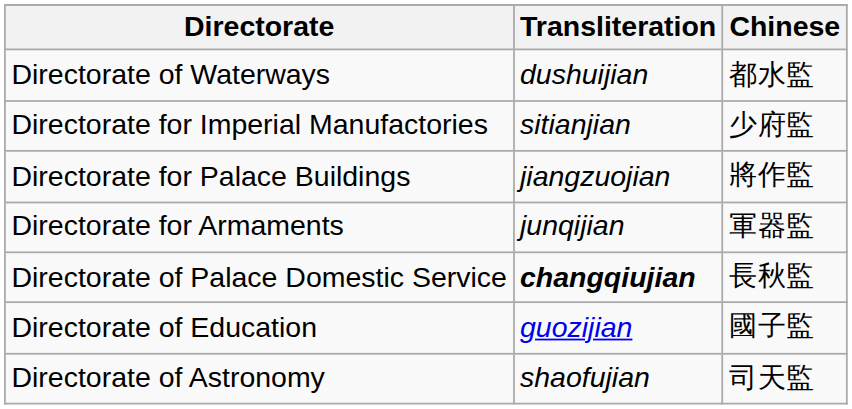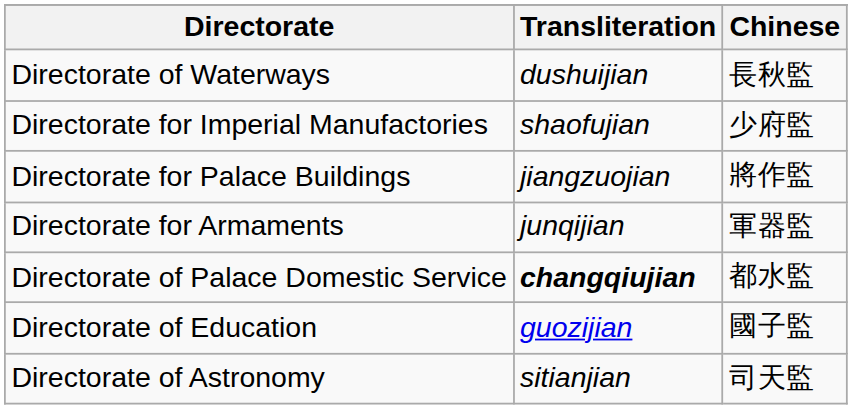(772, 74) 都水監 -> (772, 74) 長秋監
(575, 125) sitianjian -> (585, 125) shaofujian
(772, 276) 長秋監 -> (772, 276) 都水監
(585, 377) shaofujian -> (575, 377) sitianjian
